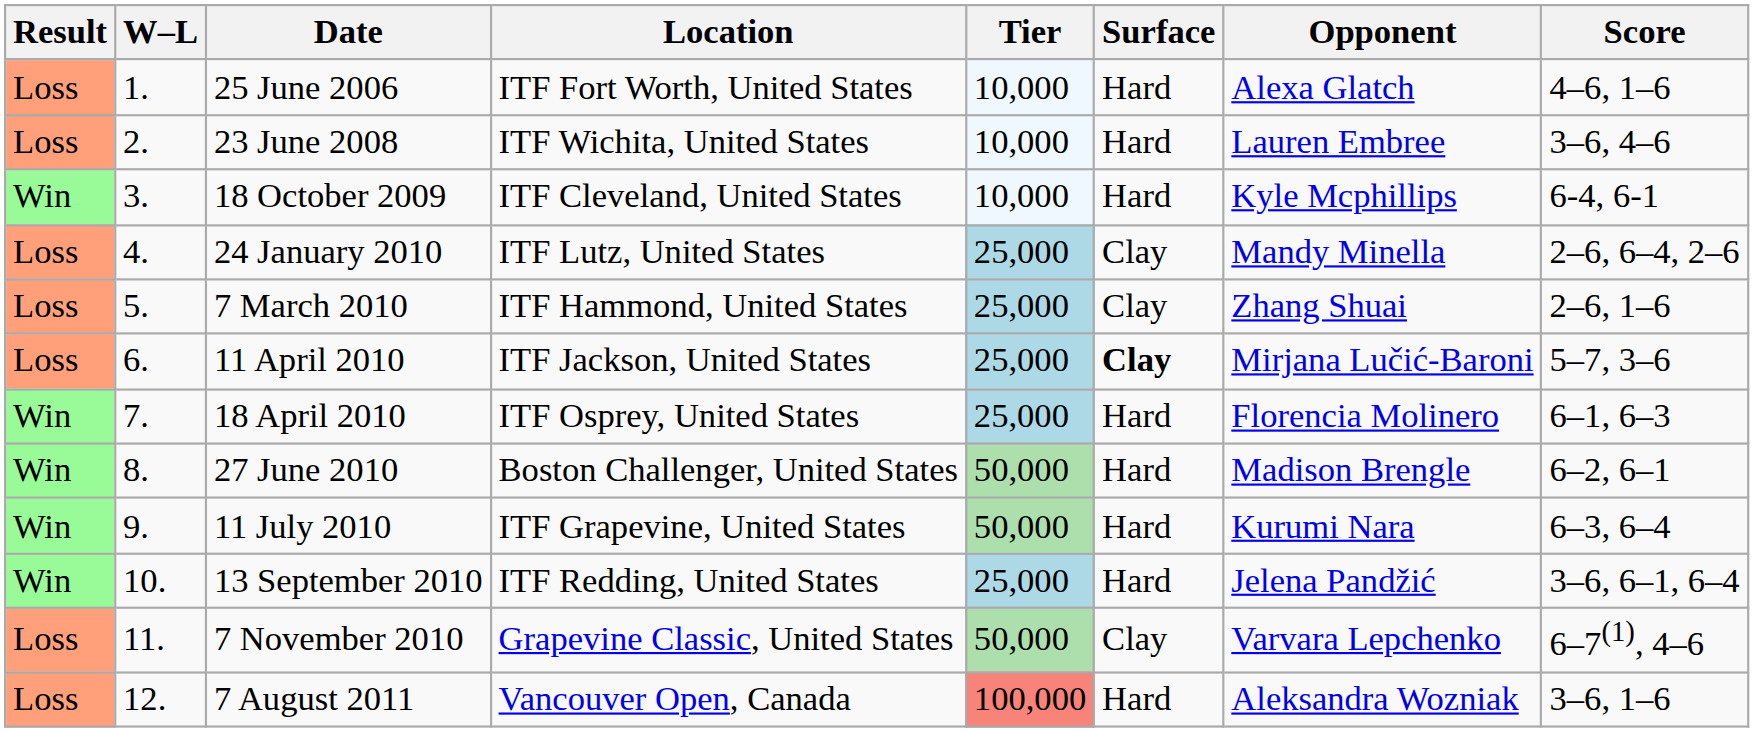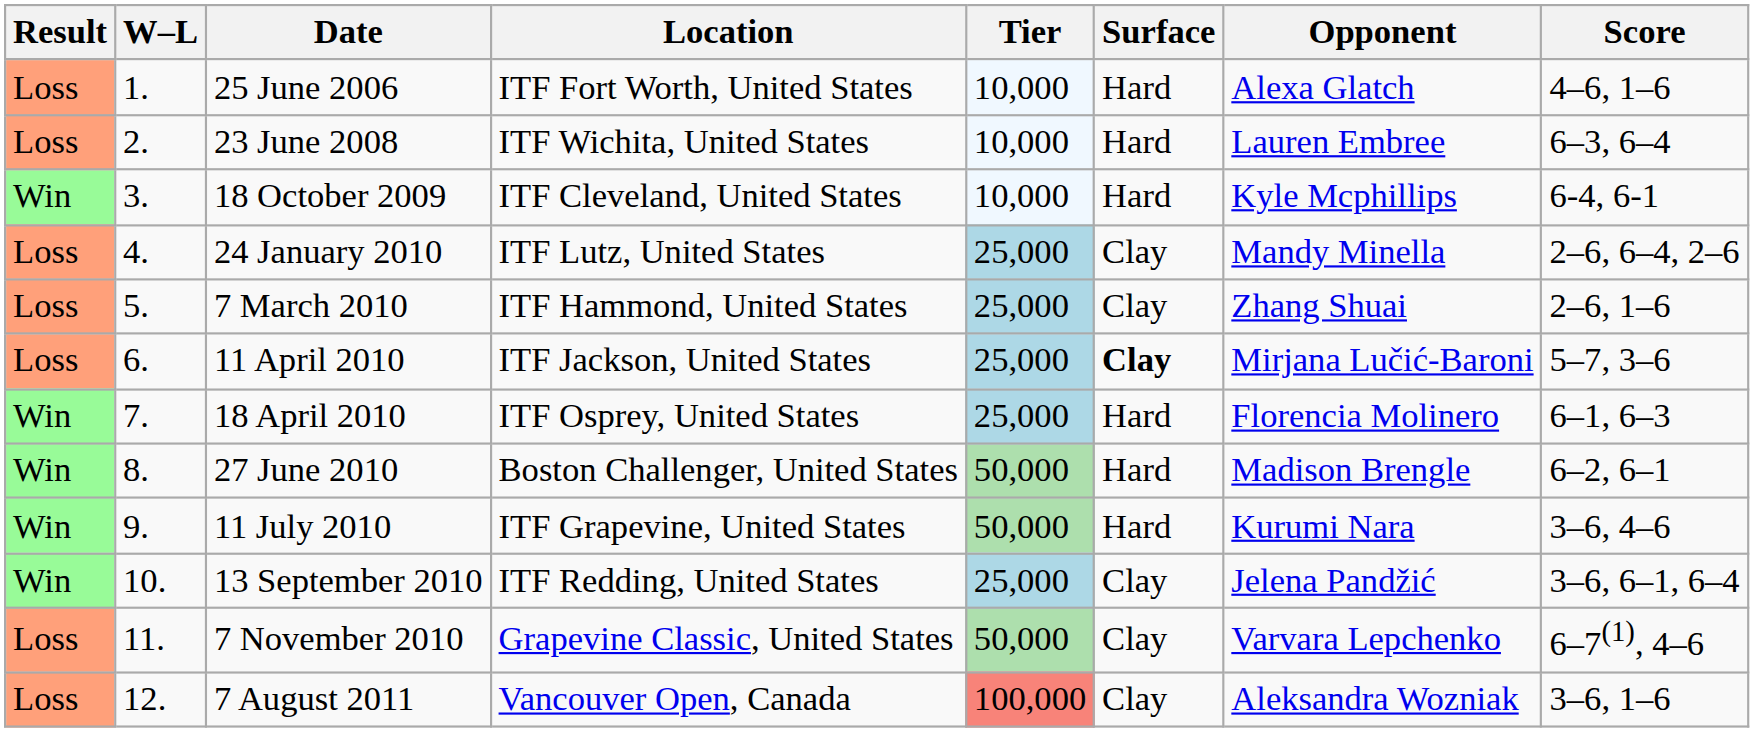(1610, 141) 3–6, 4–6 -> (1610, 141) 6–3, 6–4
(1610, 525) 6–3, 6–4 -> (1610, 525) 3–6, 4–6
(1137, 580) Hard -> (1135, 580) Clay
(1137, 698) Hard -> (1135, 698) Clay
